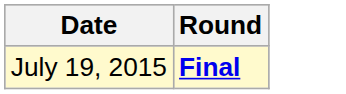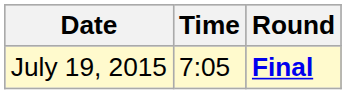+ column: (209, 25)
